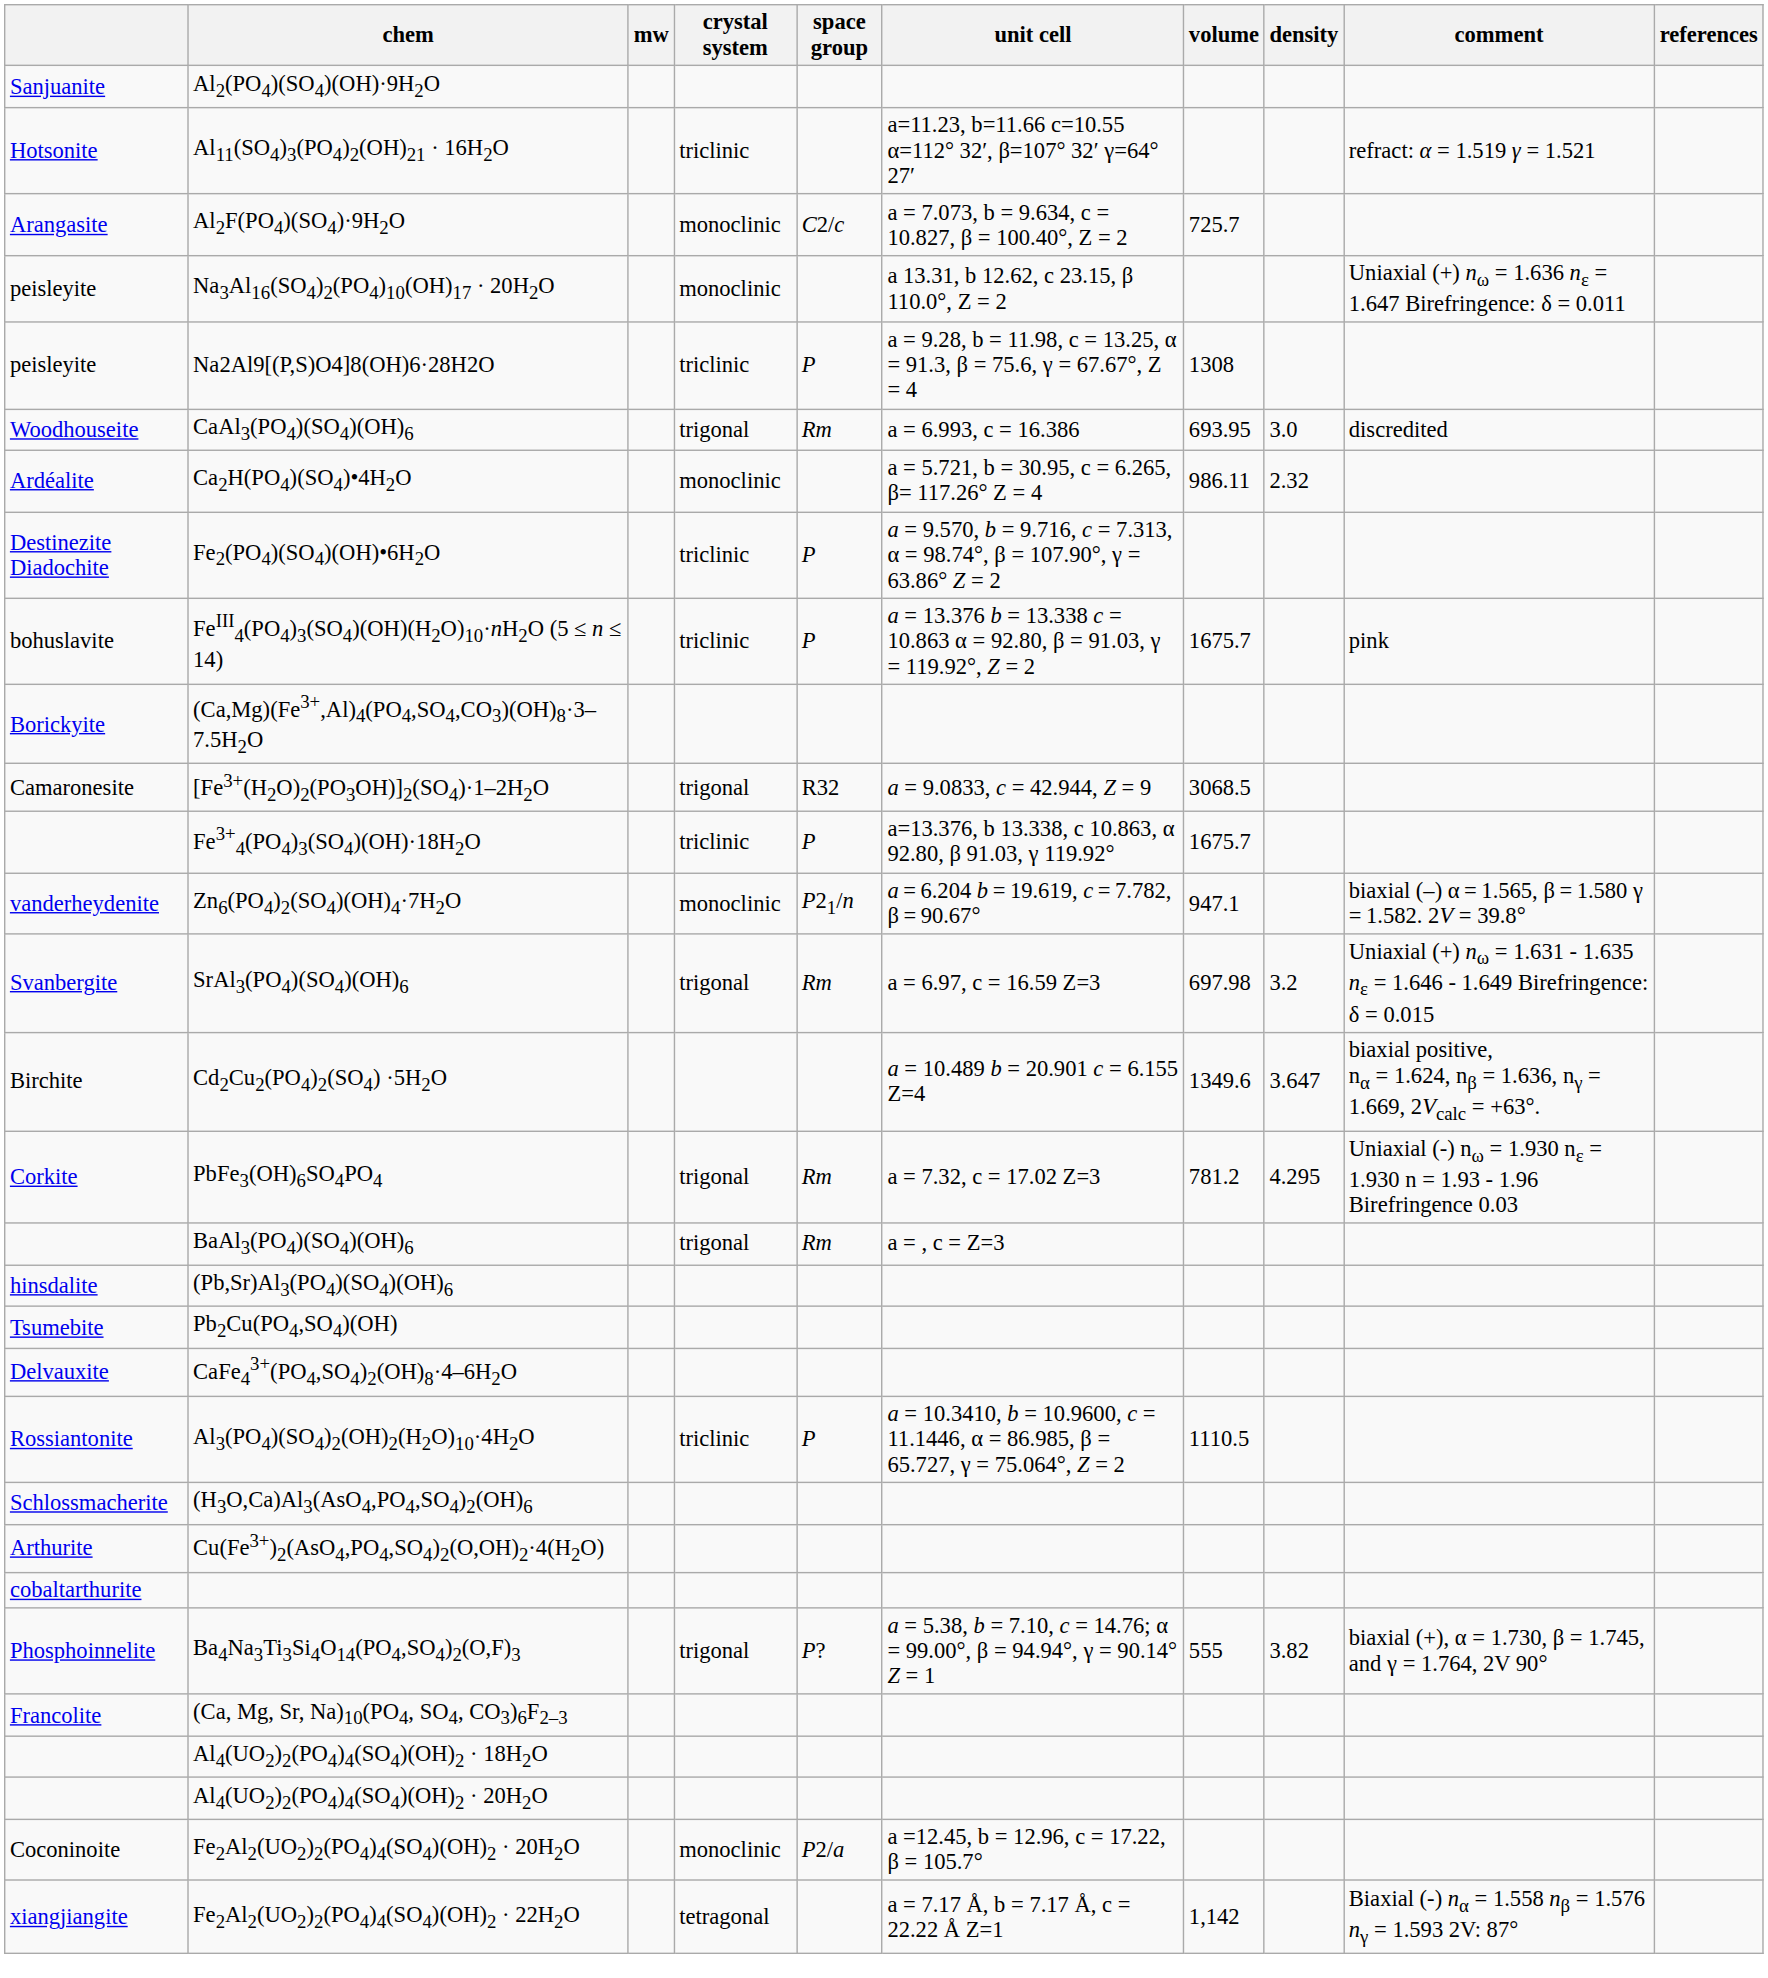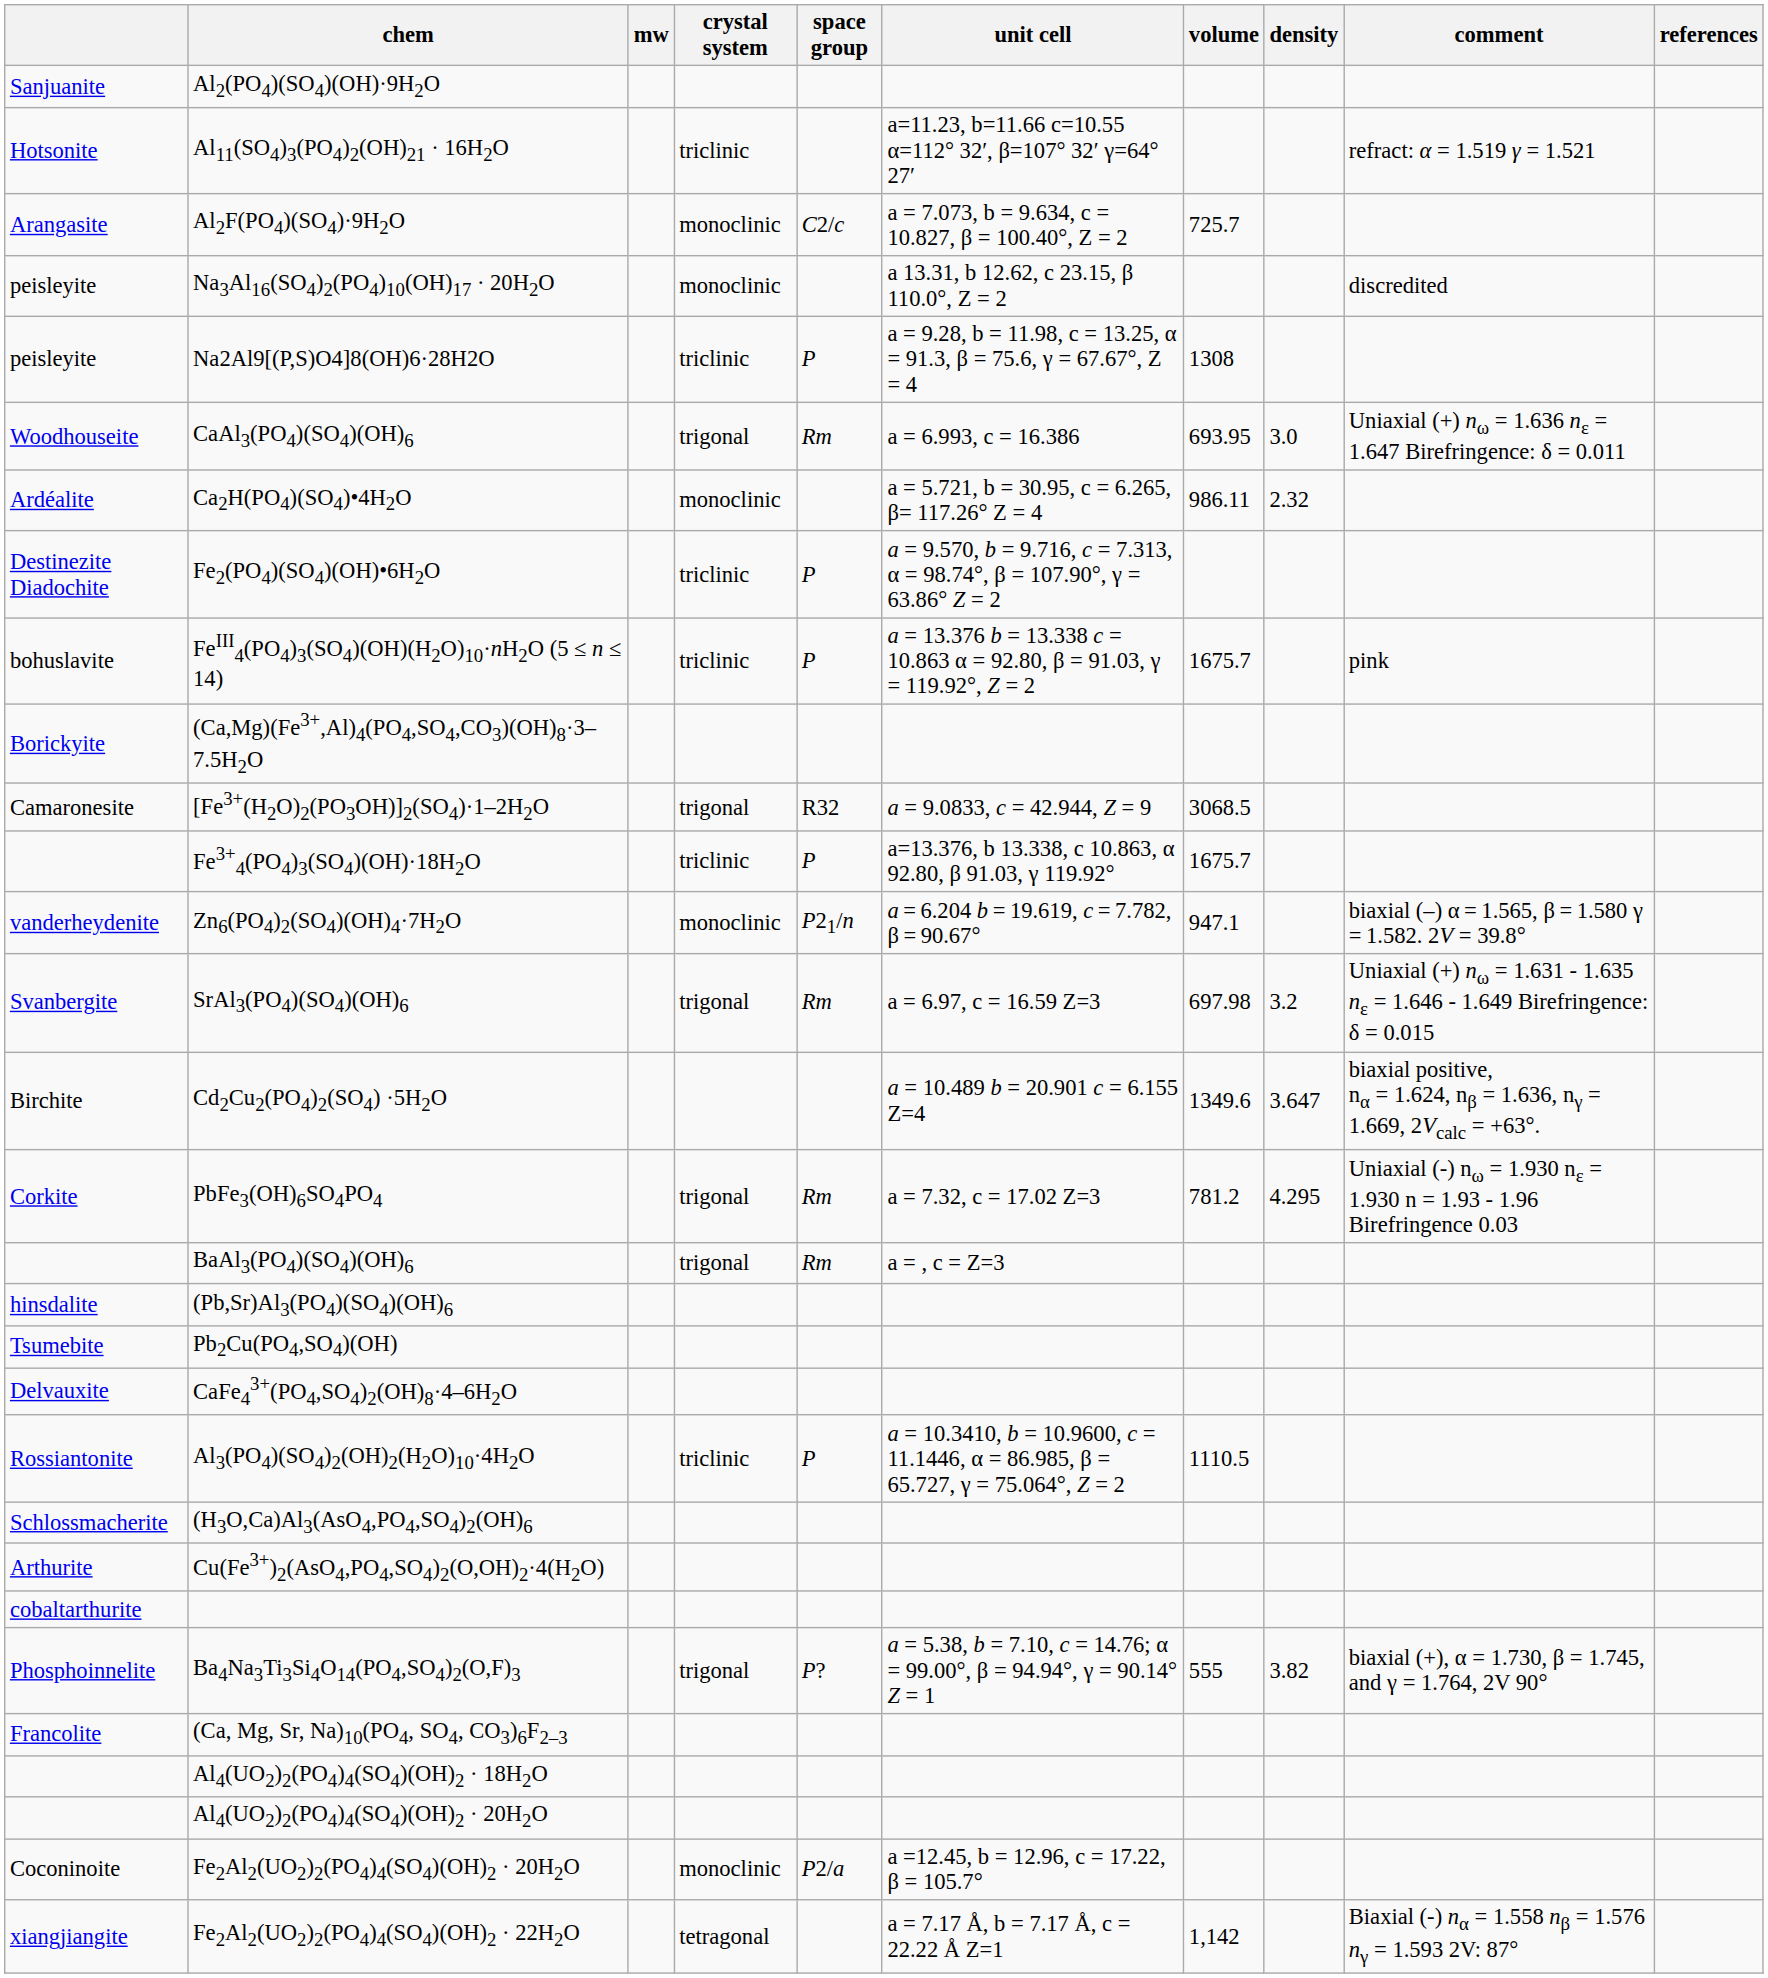(1487, 288) Uniaxial (+) nω = 1.636 nε = 1.647 Birefringence: δ = 0.011 -> (1398, 285) discredited
(1398, 429) discredited -> (1487, 436) Uniaxial (+) nω = 1.636 nε = 1.647 Birefringence: δ = 0.011
